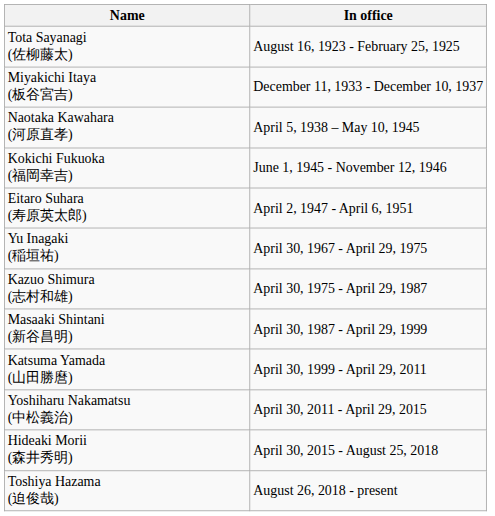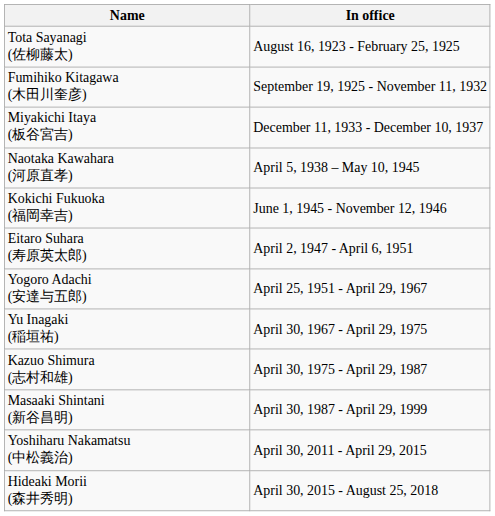+ row: (63, 86)
+ row: (50, 287)
- row: (56, 368)
- row: (54, 489)
